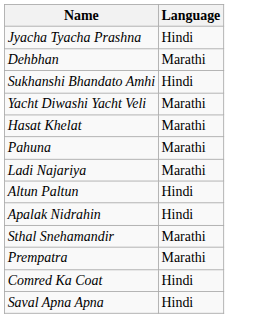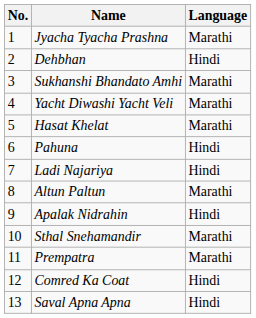+ column: (18, 15)
(177, 37) Hindi -> (210, 37) Marathi
(184, 59) Marathi -> (204, 59) Hindi
(177, 81) Hindi -> (210, 81) Marathi
(184, 147) Marathi -> (204, 147) Hindi
(184, 170) Marathi -> (204, 170) Hindi
(177, 192) Hindi -> (210, 192) Marathi
